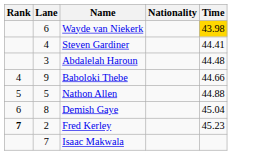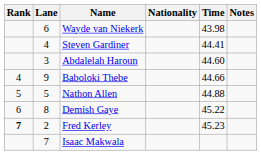+ column: (242, 12)
(213, 28) gold background -> (213, 28) no background
(213, 61) 44.48 -> (213, 61) 44.60
(213, 110) 45.04 -> (213, 110) 45.22
